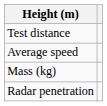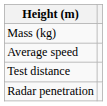rows swapped: (32, 71) <-> (39, 33)
